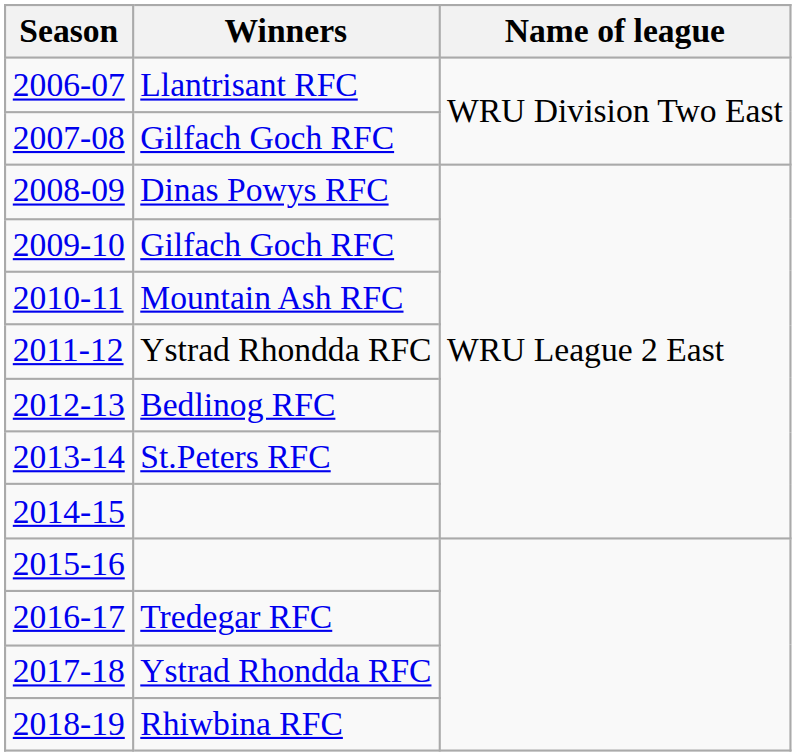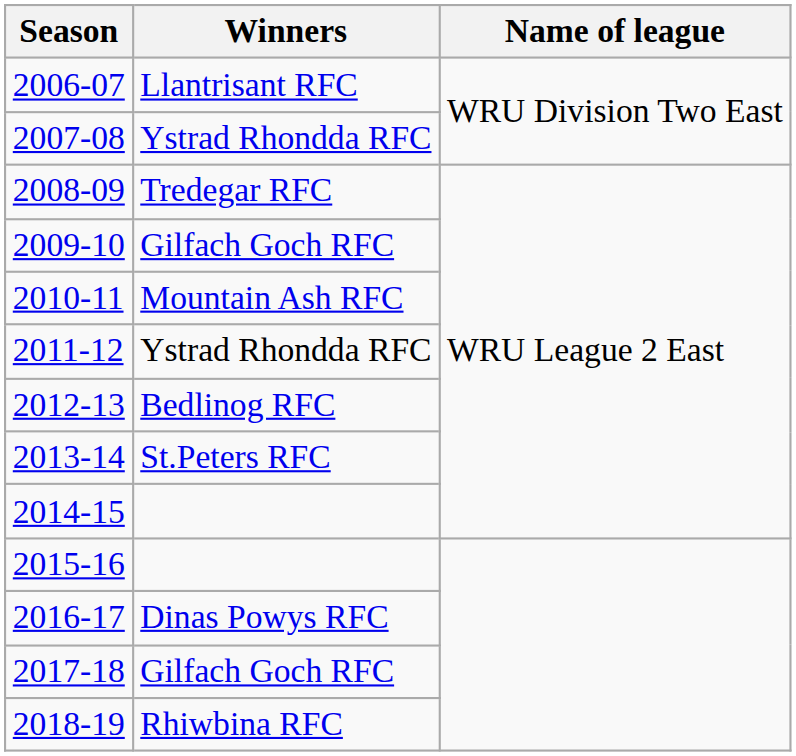(267, 137) Gilfach Goch RFC -> (286, 137) Ystrad Rhondda RFC
(264, 191) Dinas Powys RFC -> (236, 191) Tredegar RFC
(236, 617) Tredegar RFC -> (264, 617) Dinas Powys RFC
(286, 670) Ystrad Rhondda RFC -> (267, 670) Gilfach Goch RFC
